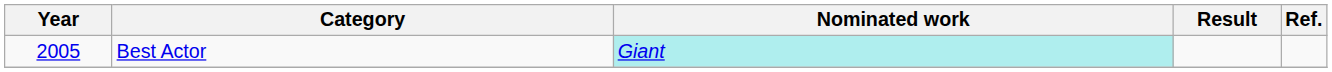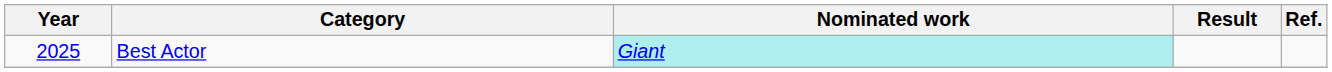(58, 51) 2005 -> (58, 51) 2025
